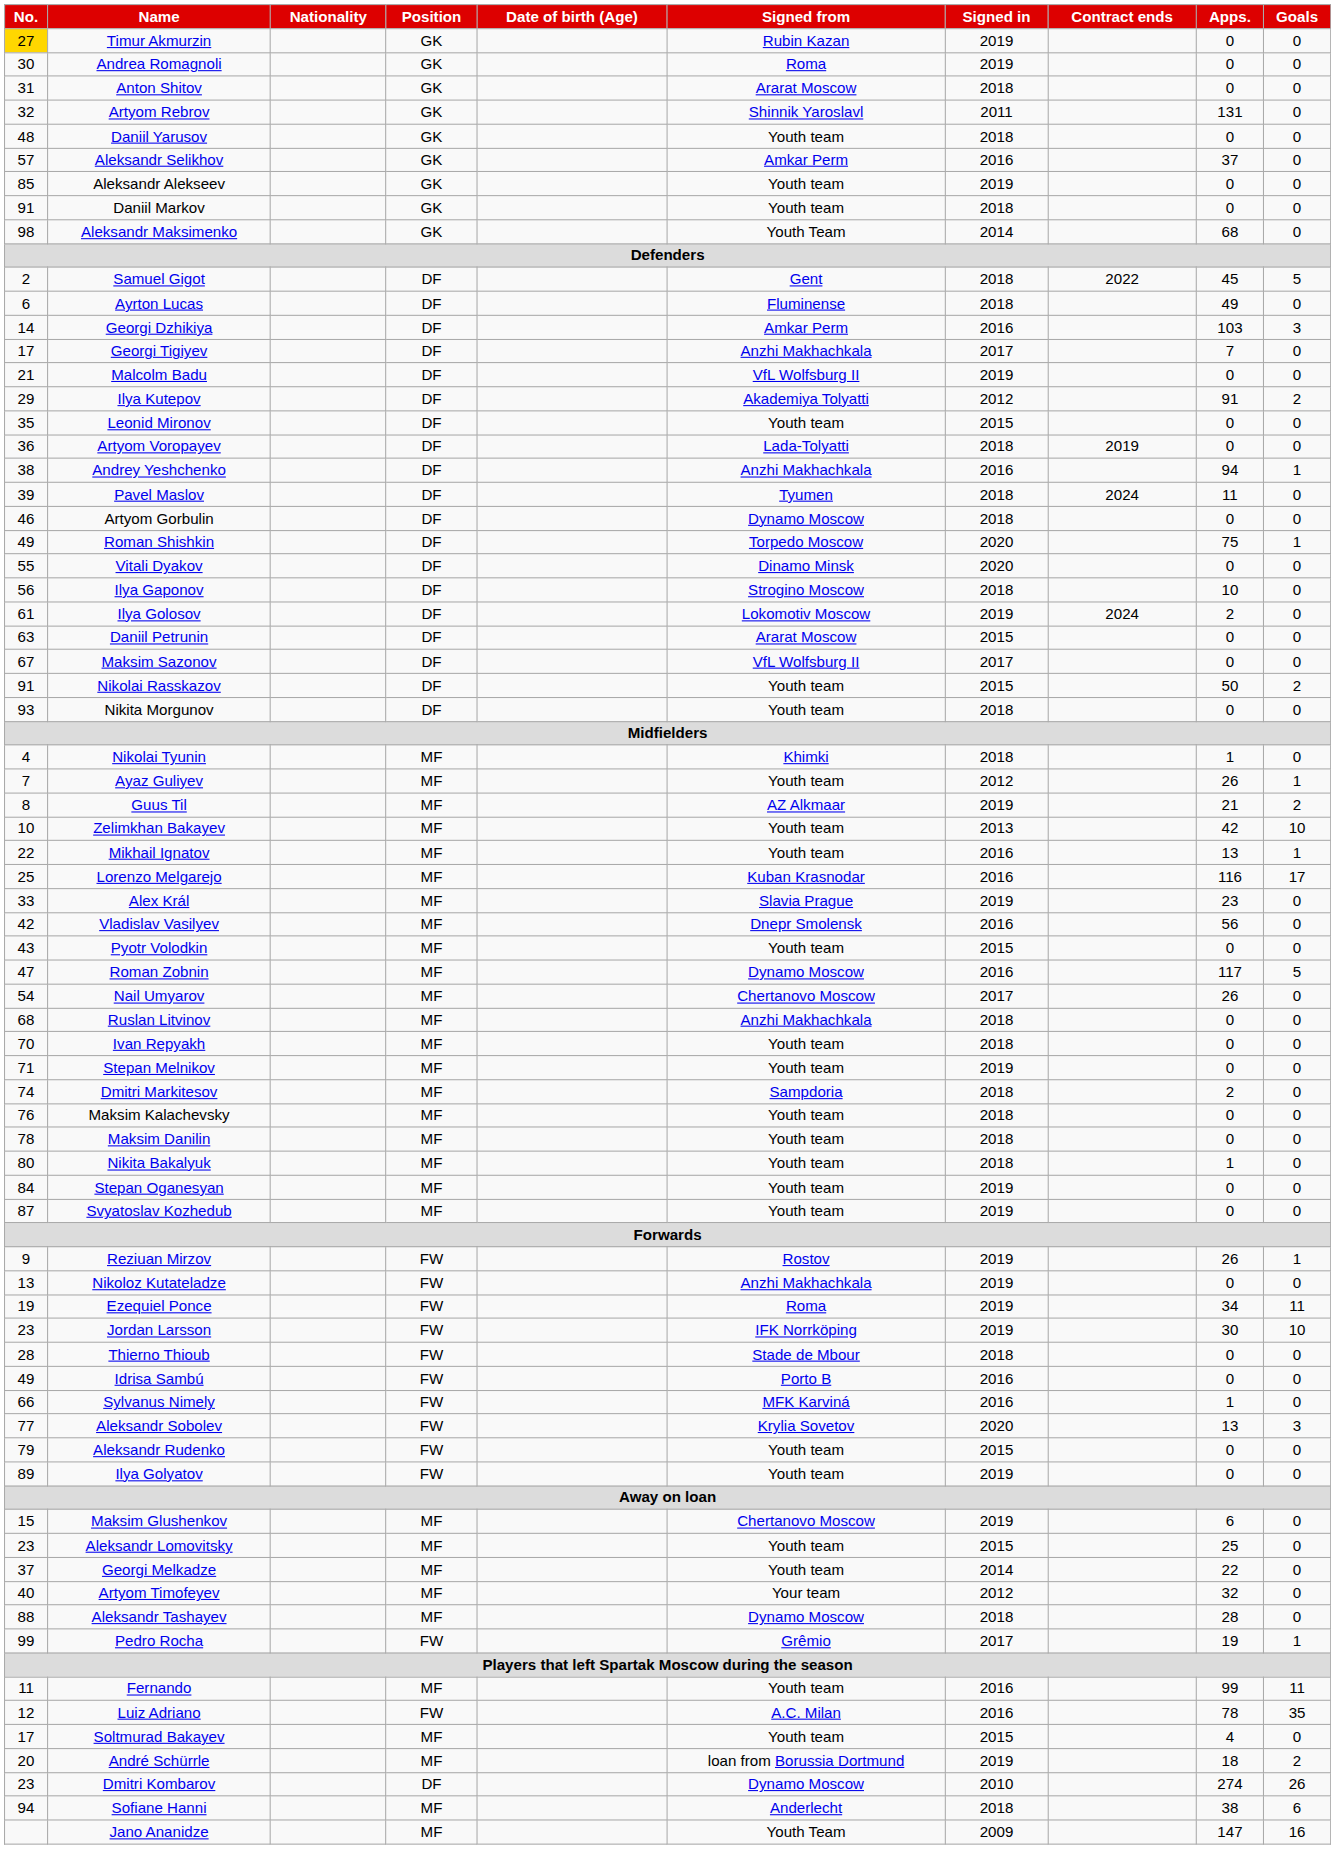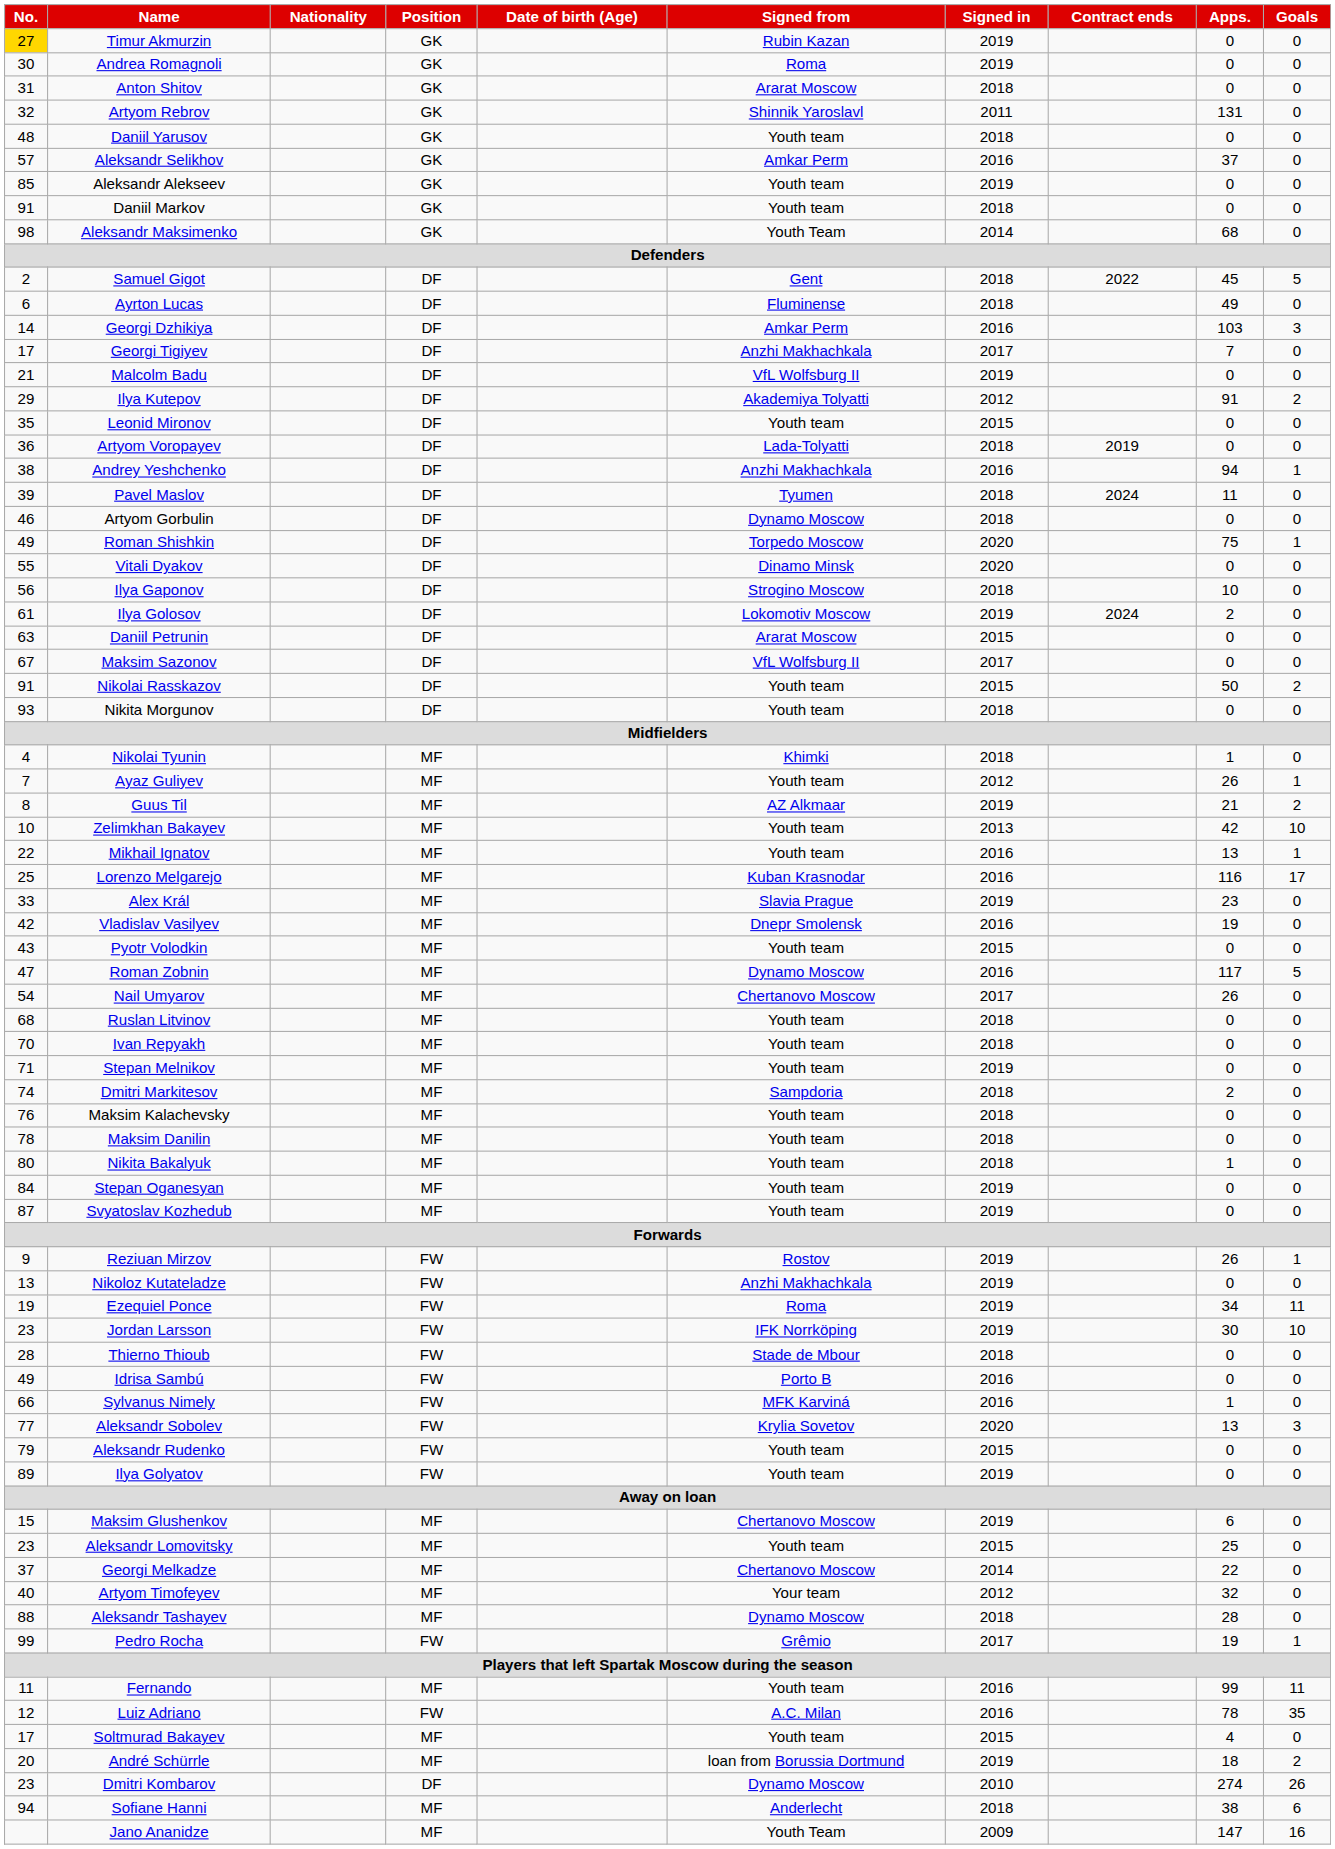(1230, 925) 56 -> (1230, 925) 19
(806, 1020) Anzhi Makhachkala -> (806, 1020) Youth team
(806, 1570) Youth team -> (806, 1570) Chertanovo Moscow
